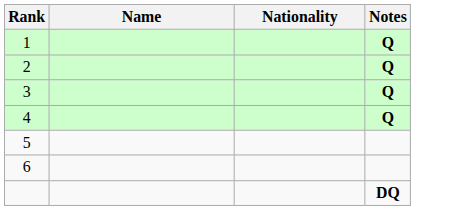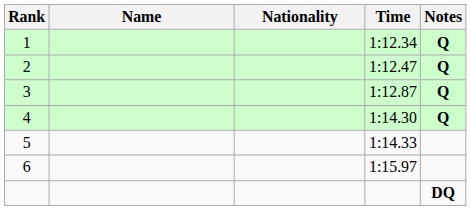+ column: (393, 17)
